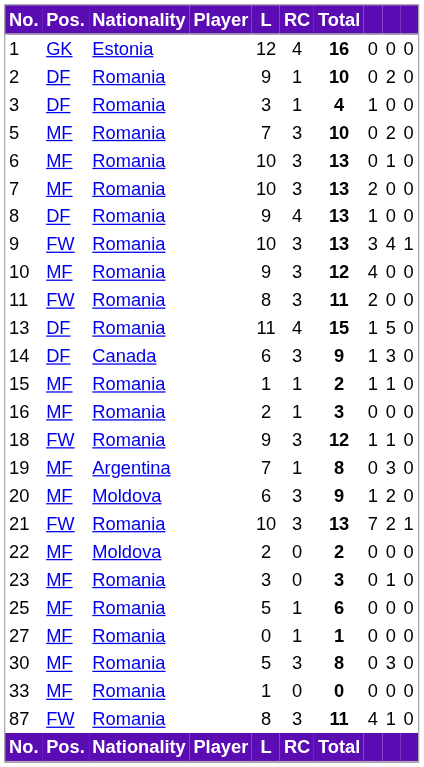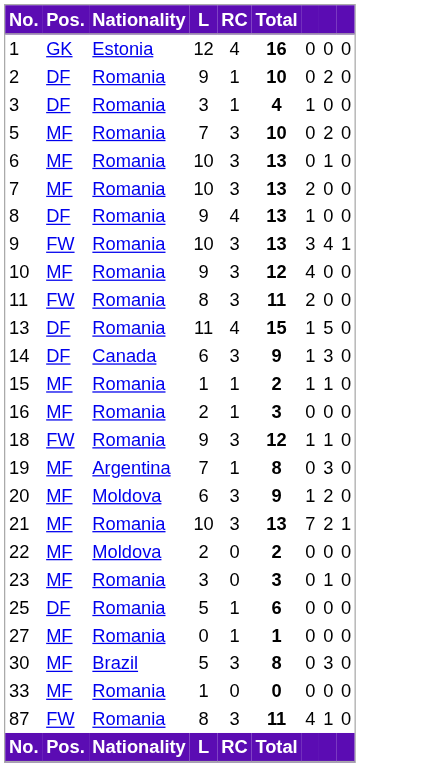- column: (221, 19)
(60, 523) FW -> (59, 523) MF
(59, 607) MF -> (58, 607) DF
(129, 663) Romania -> (115, 663) Brazil
